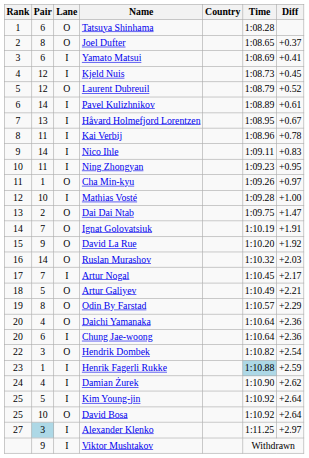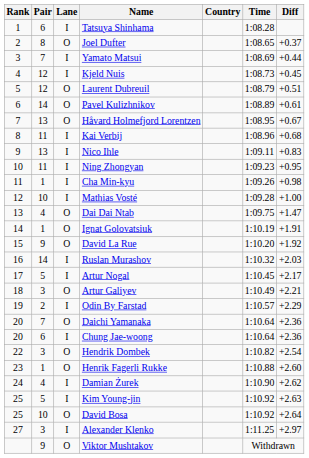(67, 27) O -> (67, 27) I
(43, 58) 6 -> (43, 58) 7
(290, 58) +0.41 -> (290, 58) +0.44
(290, 89) +0.52 -> (290, 89) +0.51
(67, 105) I -> (67, 105) O
(67, 120) I -> (67, 120) O
(290, 136) +0.78 -> (290, 136) +0.68
(43, 151) 14 -> (43, 151) 13
(67, 182) O -> (67, 182) I
(290, 182) +0.97 -> (290, 182) +0.98
(43, 213) 2 -> (43, 213) 4
(43, 228) 7 -> (43, 228) 1
(67, 259) O -> (67, 259) I
(43, 275) 7 -> (43, 275) 5
(43, 290) 5 -> (43, 290) 3
(43, 306) 8 -> (43, 306) 2
(67, 306) O -> (67, 306) I
(43, 321) 4 -> (43, 321) 7
(67, 368) I -> (67, 368) O
(260, 368) lightblue background -> (260, 368) no background
(290, 368) +2.59 -> (290, 368) +2.60
(290, 399) +2.64 -> (290, 399) +2.63
(43, 430) lightblue background -> (43, 430) no background
(67, 445) I -> (67, 445) O
